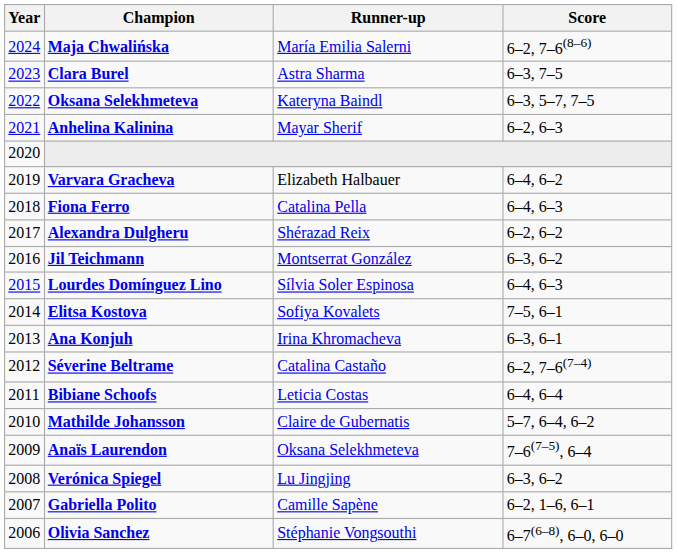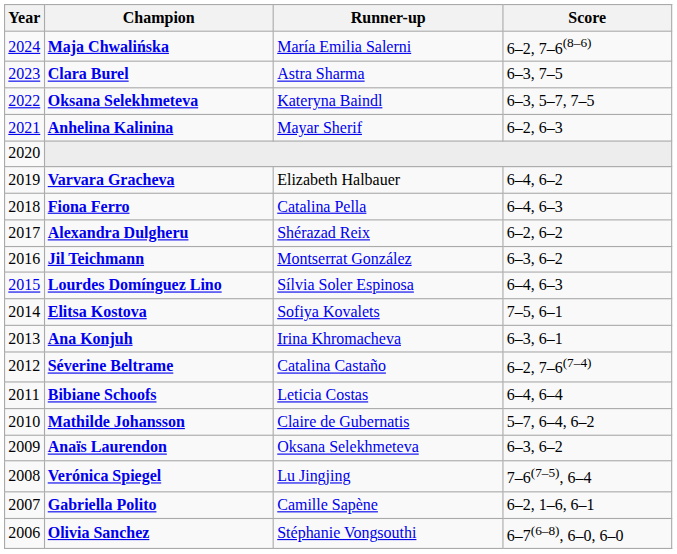(549, 450) 7–6(7–5), 6–4 -> (535, 448) 6–3, 6–2
(535, 478) 6–3, 6–2 -> (549, 476) 7–6(7–5), 6–4
